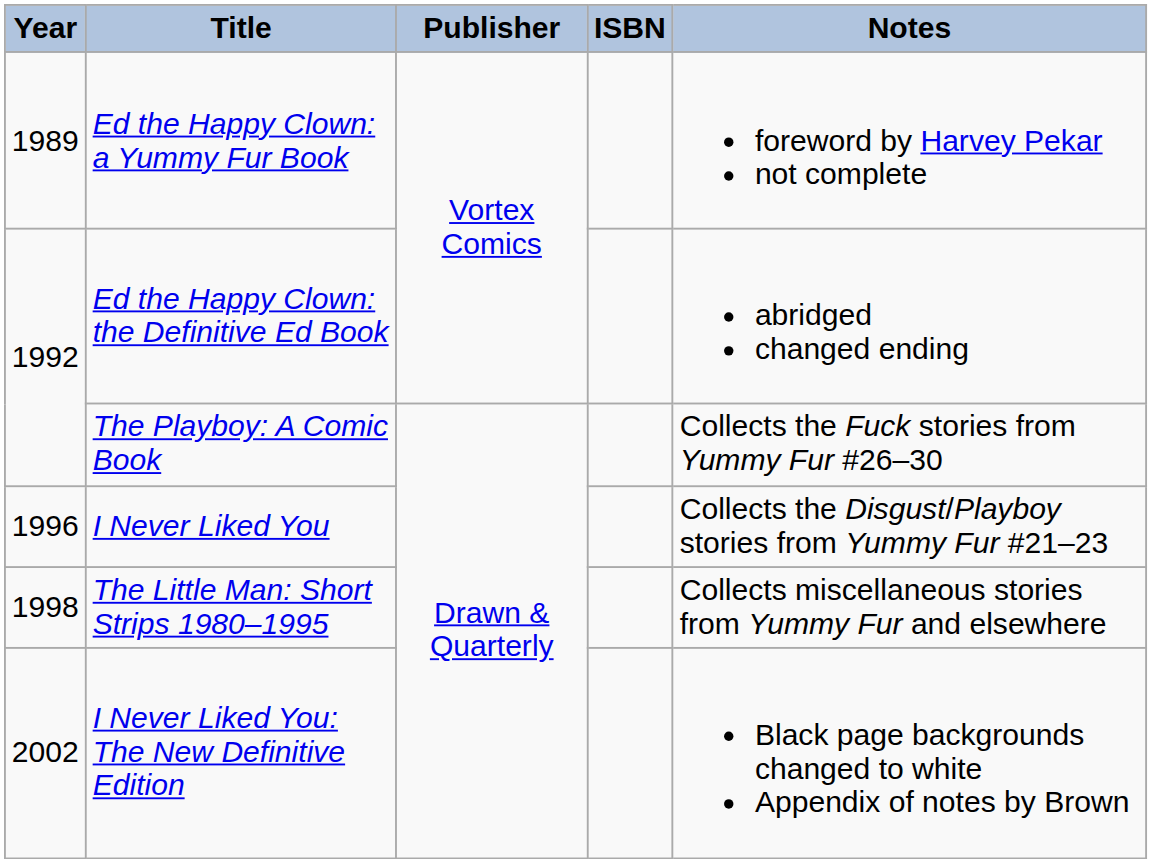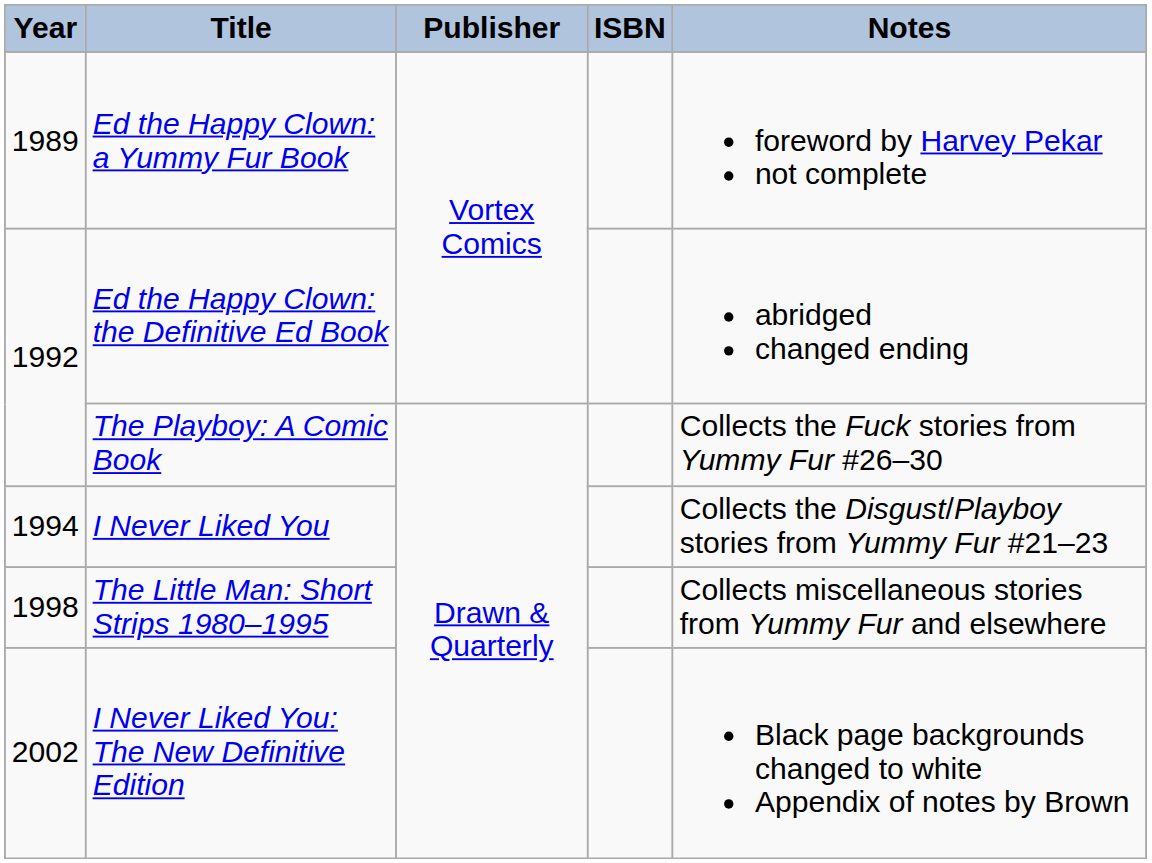(45, 525) 1996 -> (45, 525) 1994
